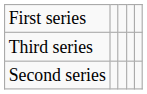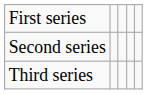rows swapped: (57, 74) <-> (51, 46)
